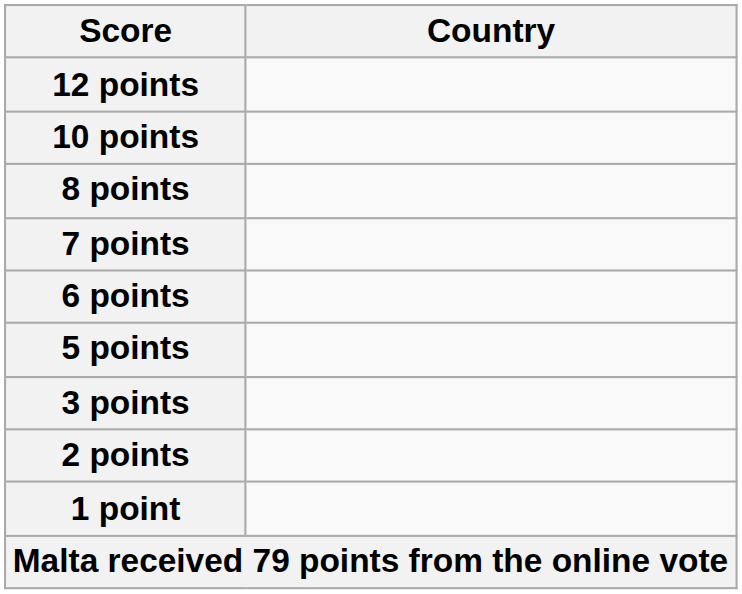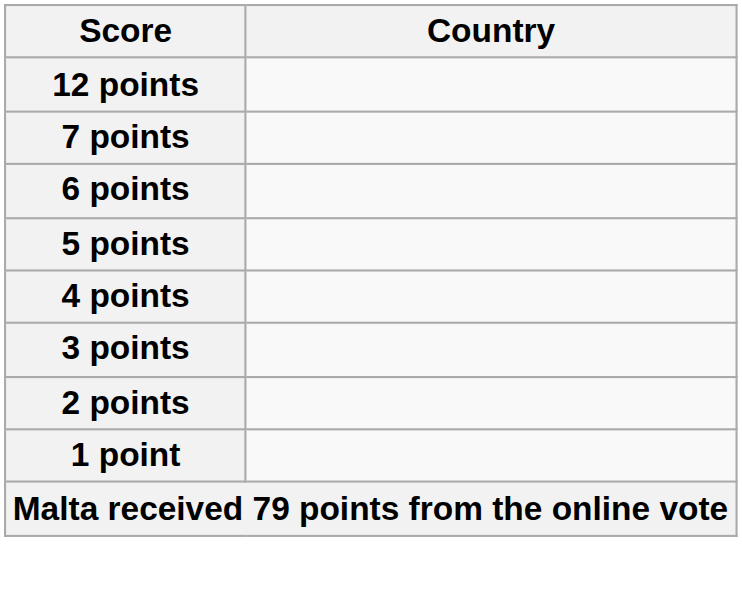- row: (126, 137)
- row: (126, 190)
+ row: (126, 296)
